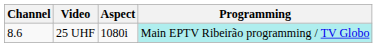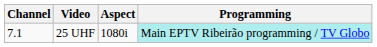(15, 33) 8.6 -> (15, 33) 7.1
